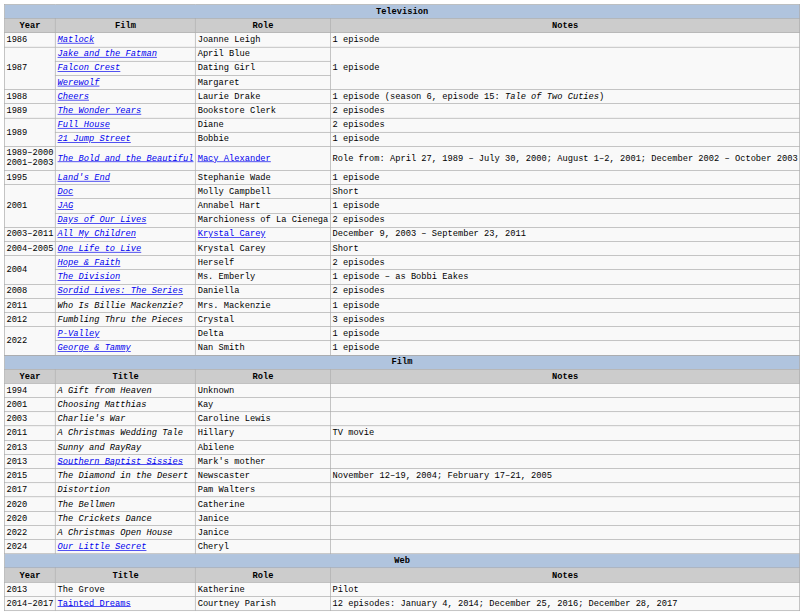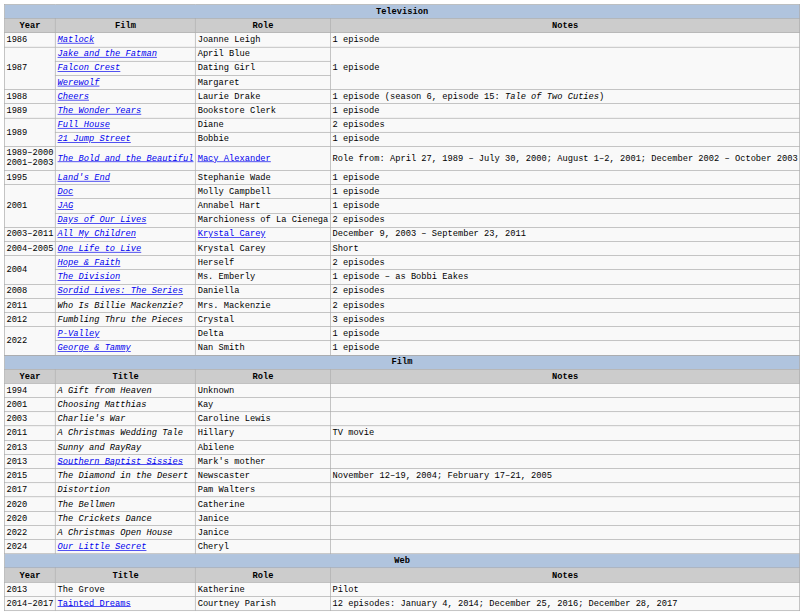(359, 111) 2 episodes -> (356, 111) 1 episode
(346, 192) Short -> (356, 192) 1 episode
(356, 305) 1 episode -> (359, 305) 2 episodes
